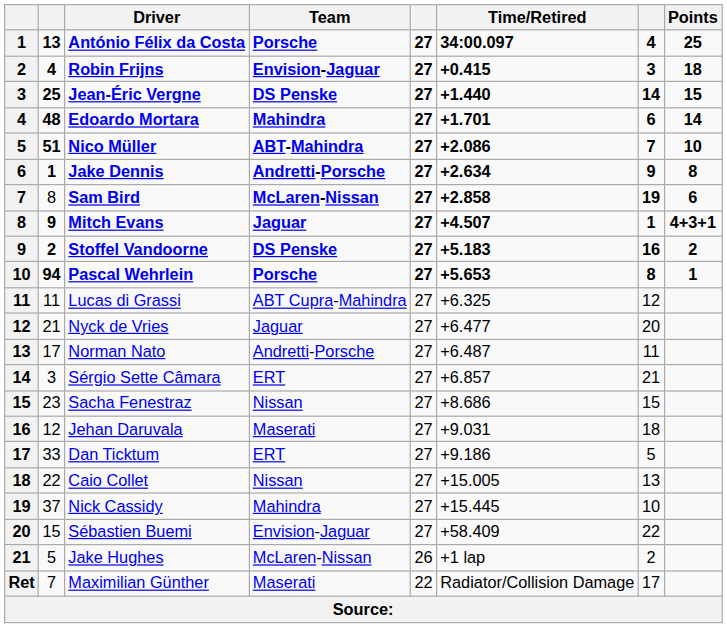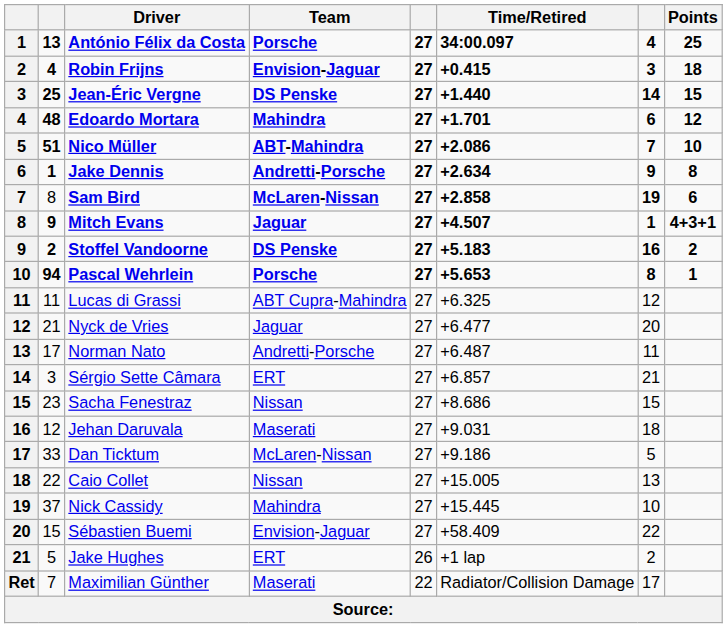(693, 120) 14 -> (693, 120) 12
(269, 454) ERT -> (312, 454) McLaren-Nissan
(312, 557) McLaren-Nissan -> (269, 557) ERT
